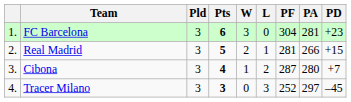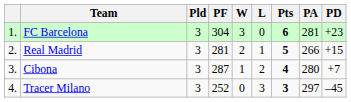columns swapped: (223, 13) <-> (288, 13)
